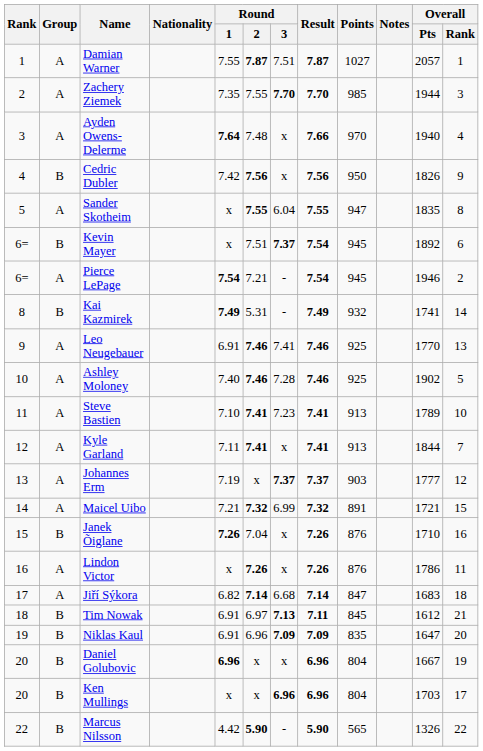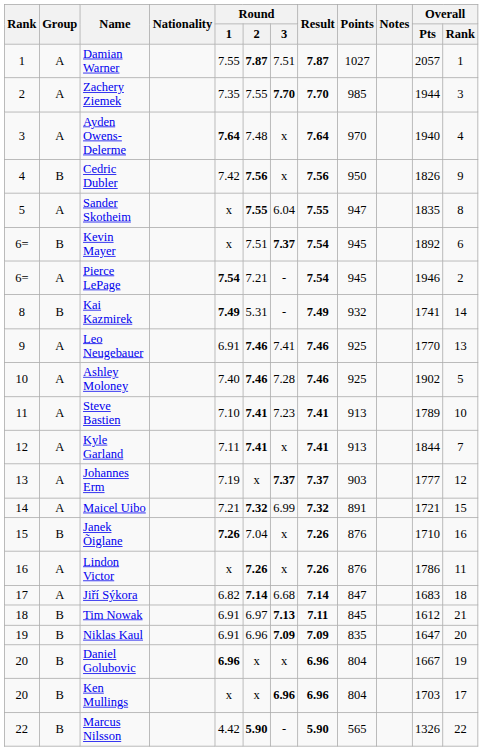(318, 135) 7.66 -> (318, 135) 7.64
